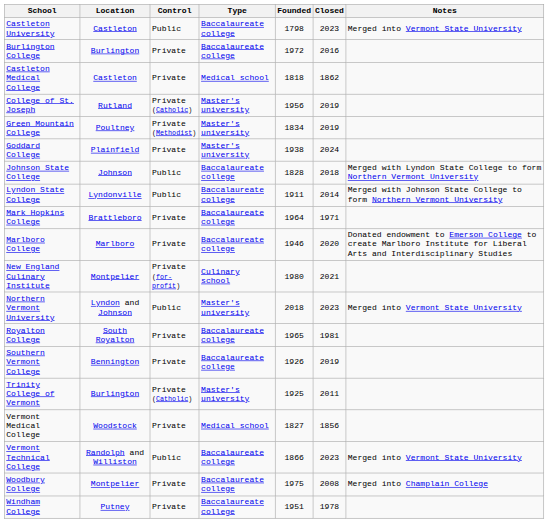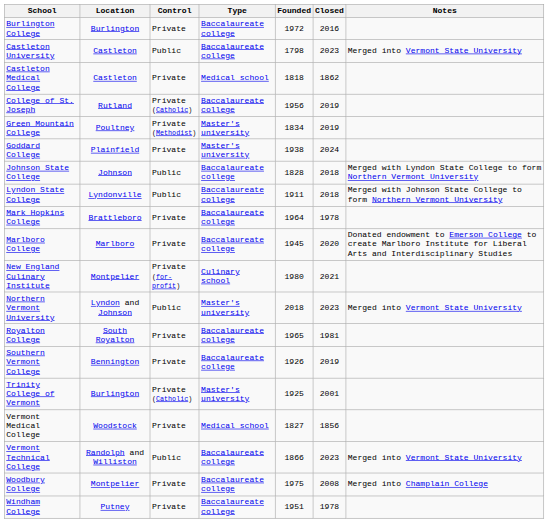rows swapped: (30, 51) <-> (30, 29)
(225, 105) Master's university -> (233, 105) Baccalaureate college
(329, 195) 2014 -> (329, 195) 2018
(329, 217) 1971 -> (329, 217) 1978
(294, 245) 1946 -> (294, 245) 1945
(329, 394) 2011 -> (329, 394) 2001
